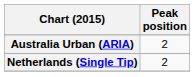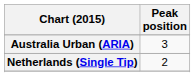(165, 44) 2 -> (165, 44) 3
